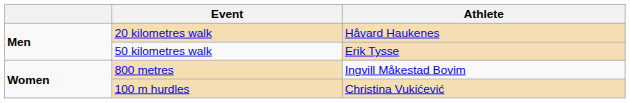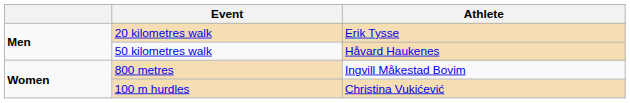(392, 33) Håvard Haukenes -> (372, 33) Erik Tysse
(372, 51) Erik Tysse -> (392, 51) Håvard Haukenes
